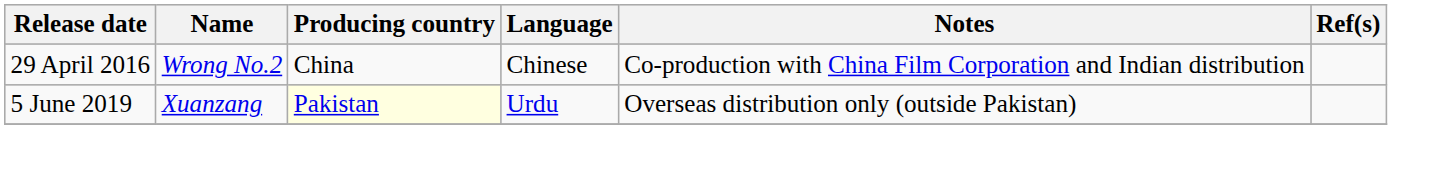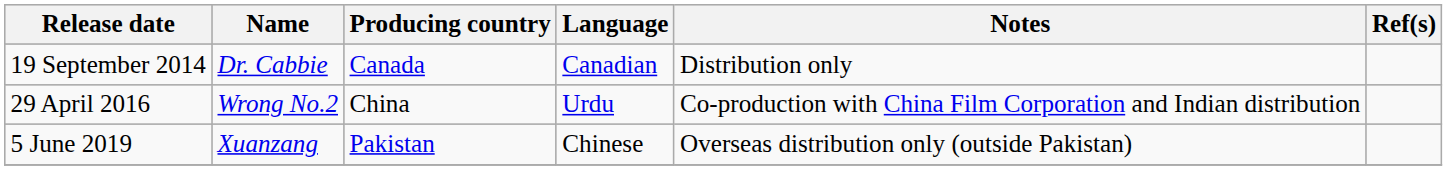+ row: (108, 64)
(547, 64) Chinese -> (588, 104) Urdu
(336, 104) lightyellow background -> (392, 143) no background
(532, 104) Urdu -> (603, 143) Chinese
